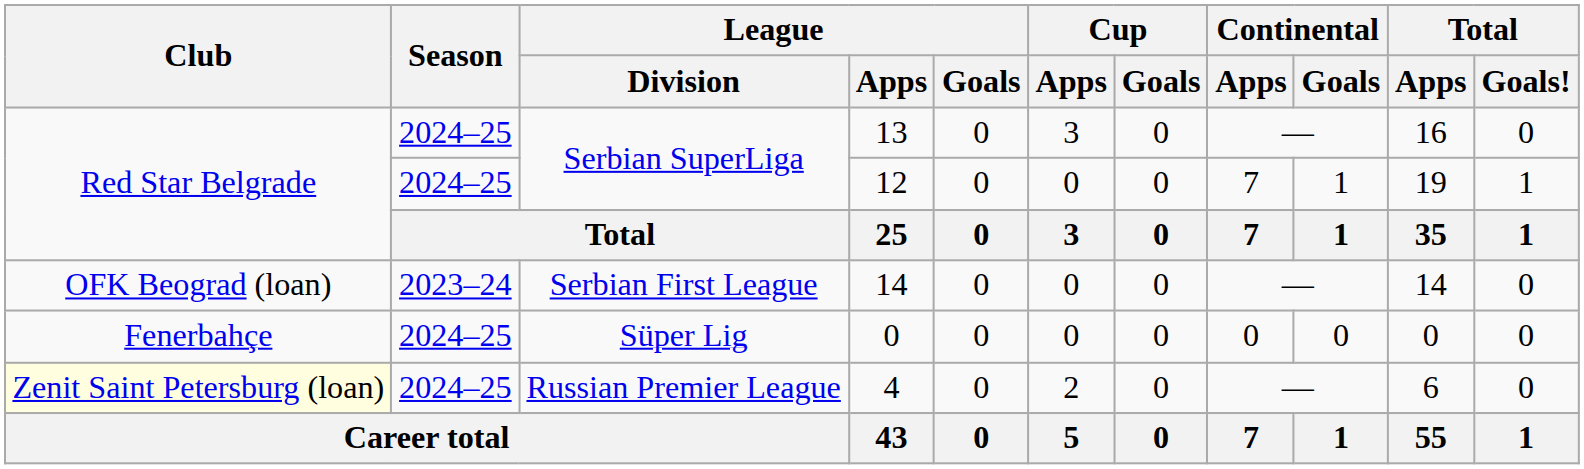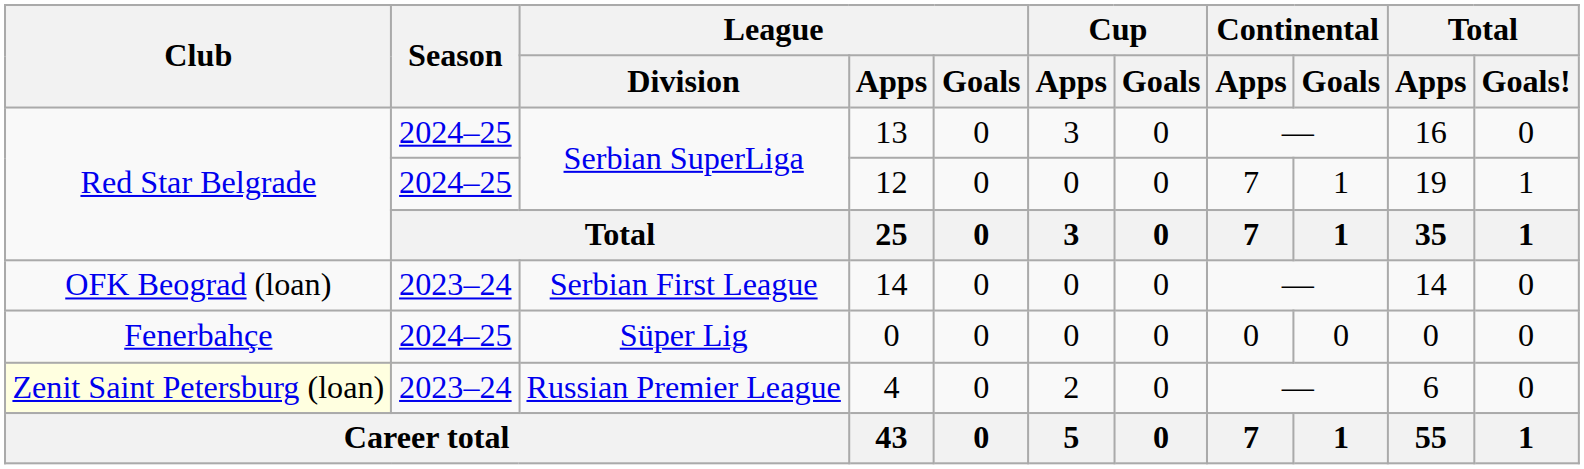(455, 387) 2024–25 -> (455, 387) 2023–24
